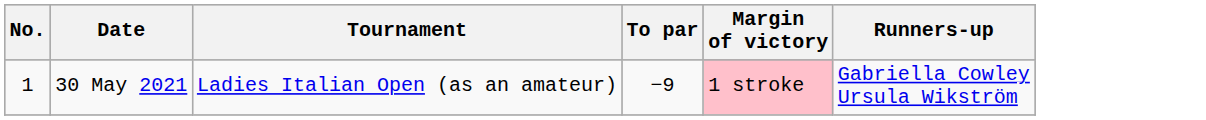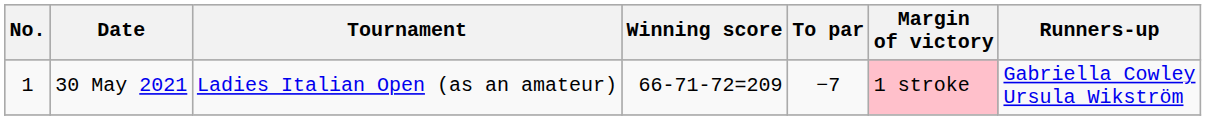+ column: (705, 33)
(663, 88) −9 -> (828, 88) −7
